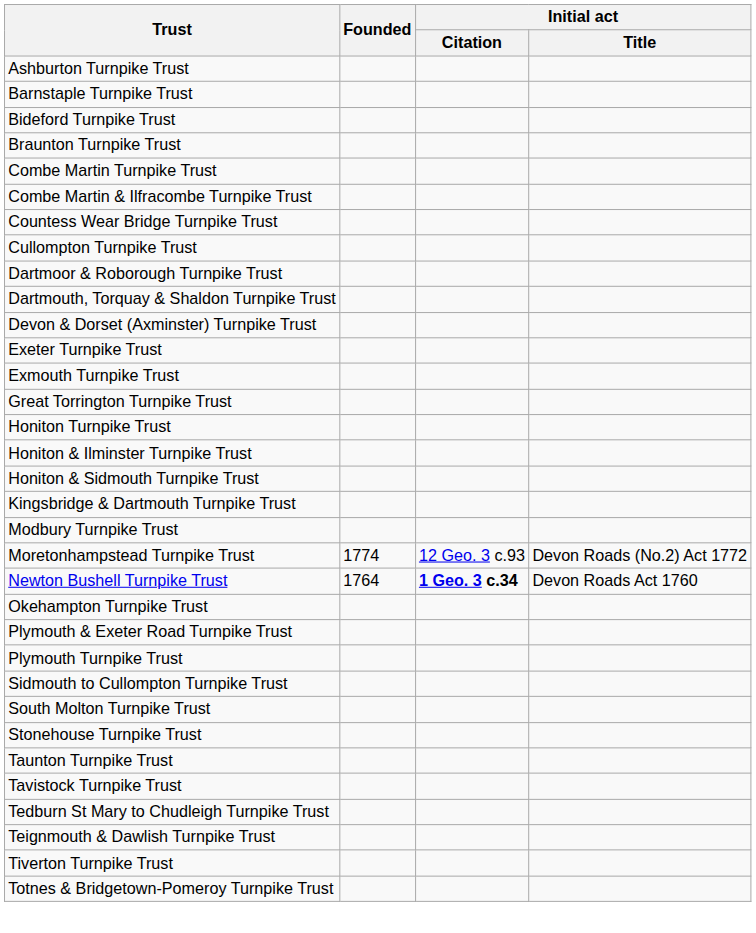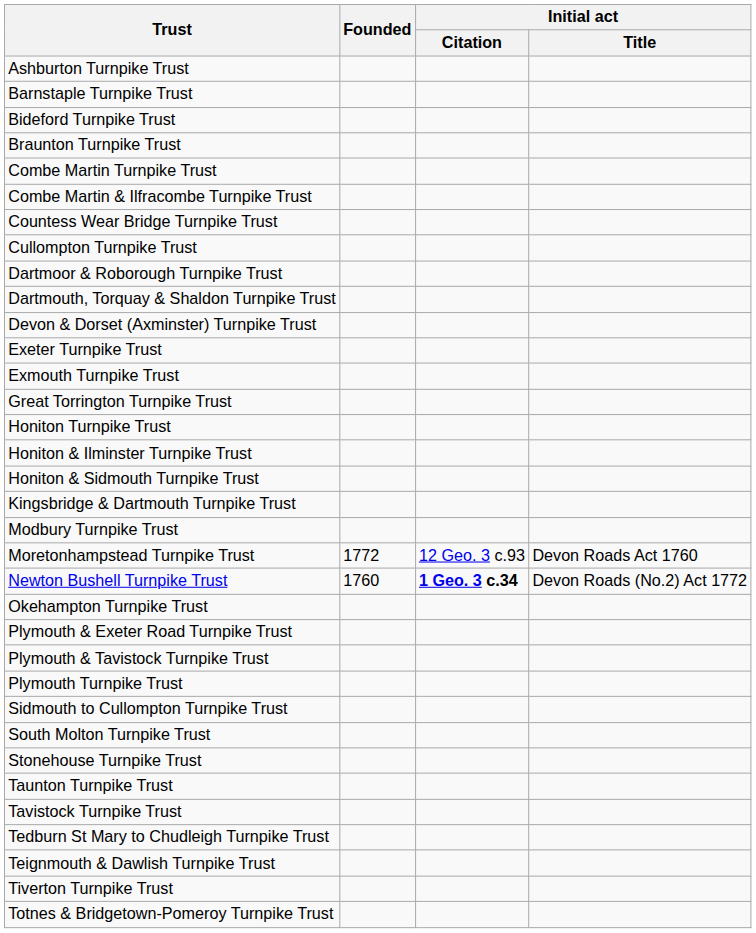(361, 555) 1774 -> (361, 555) 1772
(640, 555) Devon Roads (No.2) Act 1772 -> (615, 555) Devon Roads Act 1760
(361, 581) 1764 -> (361, 581) 1760
(615, 581) Devon Roads Act 1760 -> (640, 581) Devon Roads (No.2) Act 1772
+ row: (138, 658)
